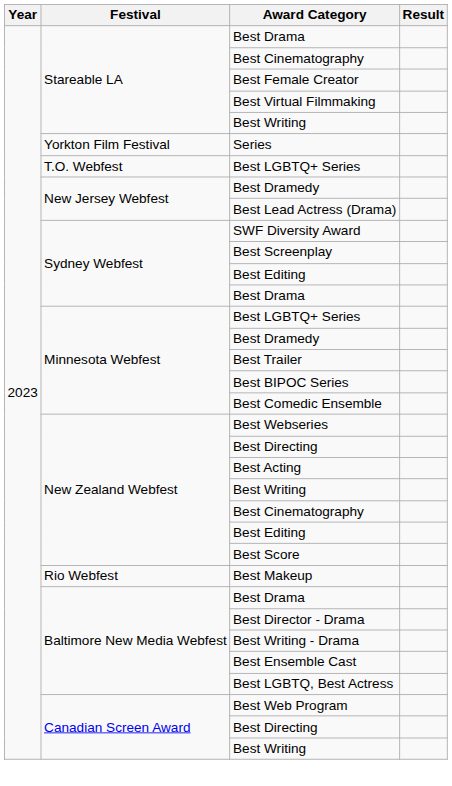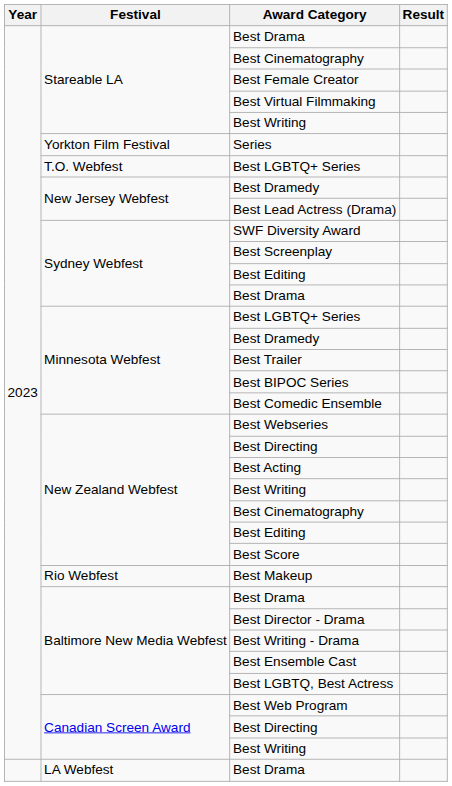+ row: (79, 770)
